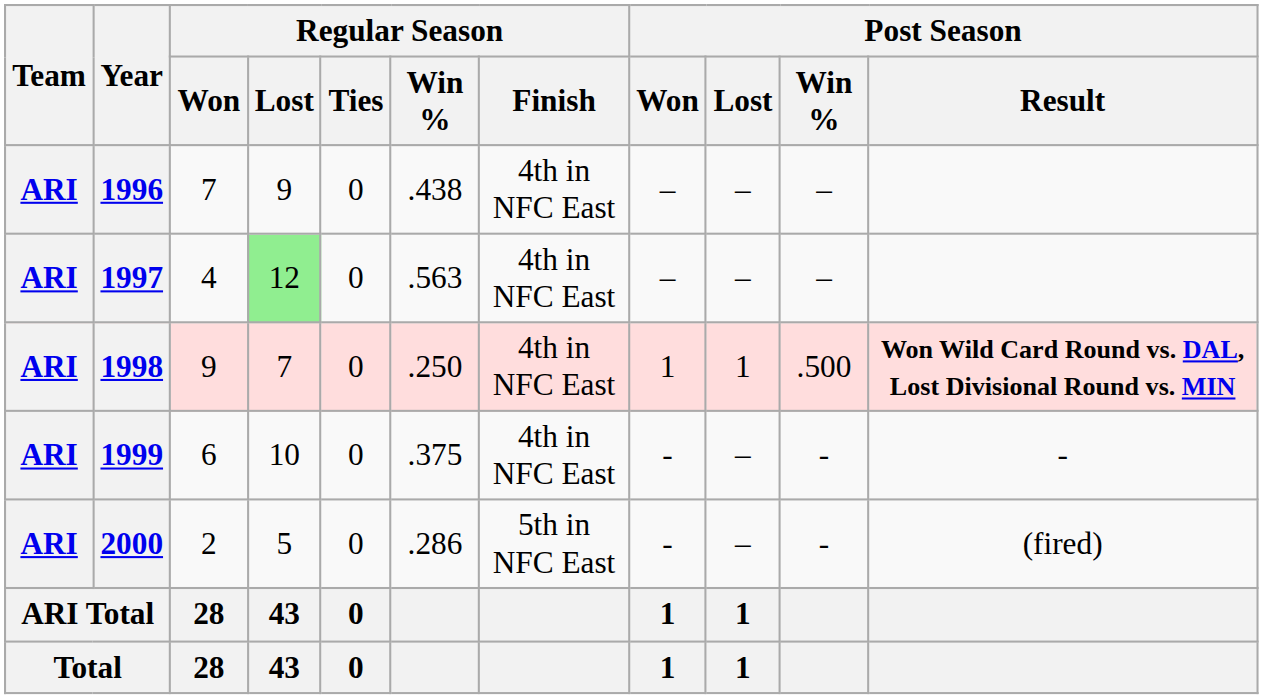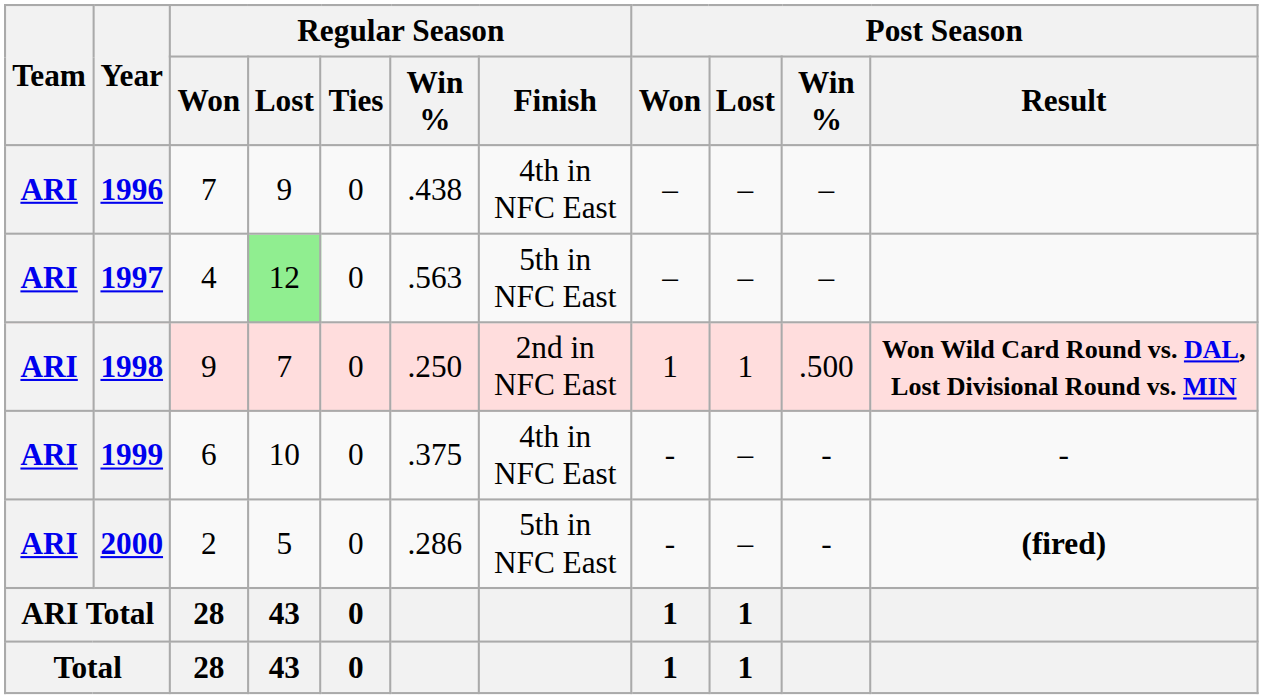(554, 278) 4th in NFC East -> (555, 278) 5th in NFC East
(554, 366) 4th in NFC East -> (555, 366) 2nd in NFC East
(1063, 544) normal -> (1064, 544) bold
